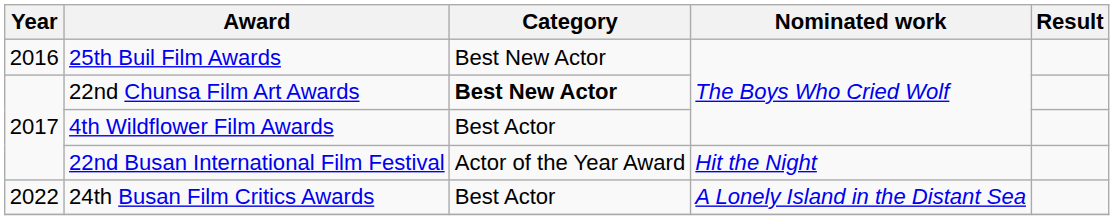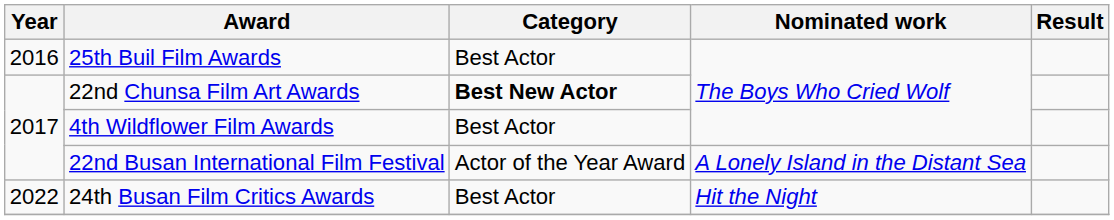(530, 57) Best New Actor -> (505, 57) Best Actor
(756, 162) Hit the Night -> (861, 162) A Lonely Island in the Distant Sea
(861, 197) A Lonely Island in the Distant Sea -> (756, 197) Hit the Night
